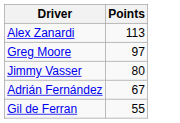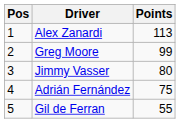+ column: (18, 14)
(138, 52) 97 -> (166, 52) 99
(138, 90) 67 -> (166, 90) 75
